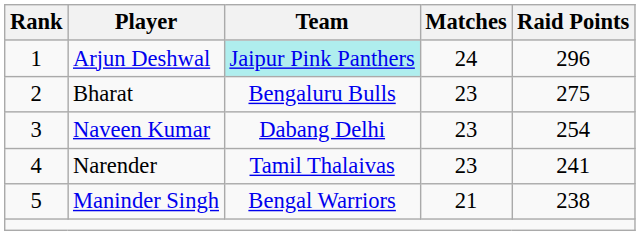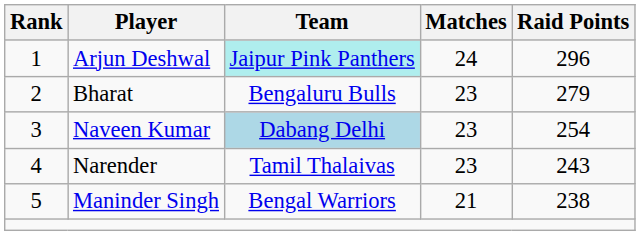(573, 93) 275 -> (573, 93) 279
(322, 129) no background -> (322, 129) lightblue background
(573, 165) 241 -> (573, 165) 243
